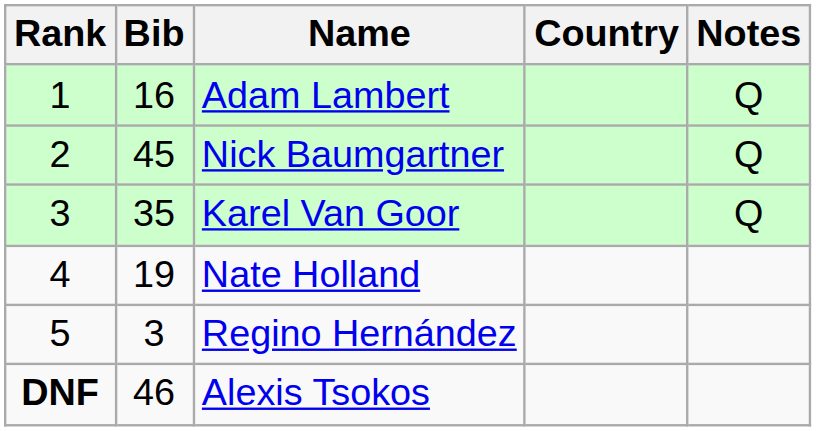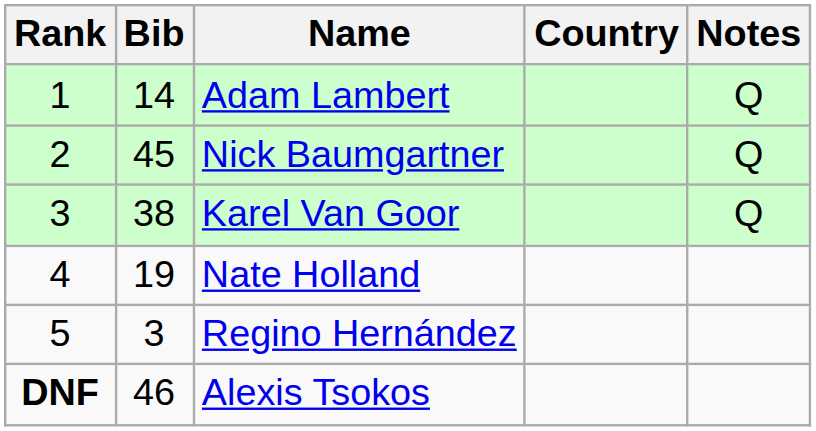(154, 94) 16 -> (154, 94) 14
(154, 214) 35 -> (154, 214) 38
